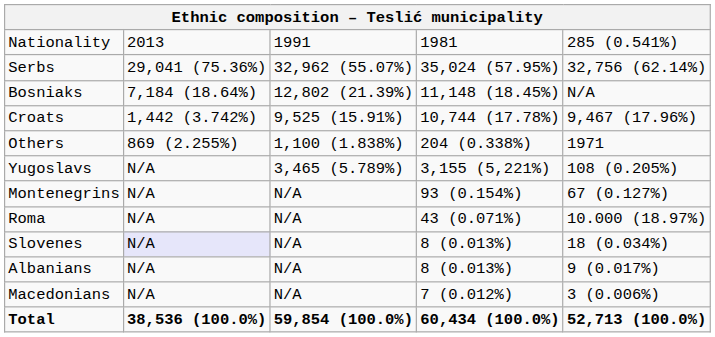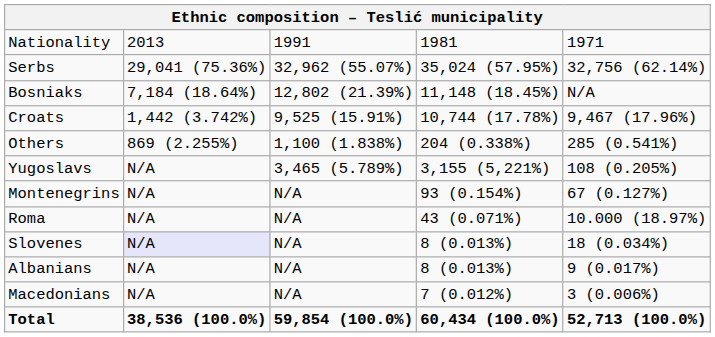(623, 42) 285 (0.541%) -> (586, 42) 1971
(586, 143) 1971 -> (623, 143) 285 (0.541%)
